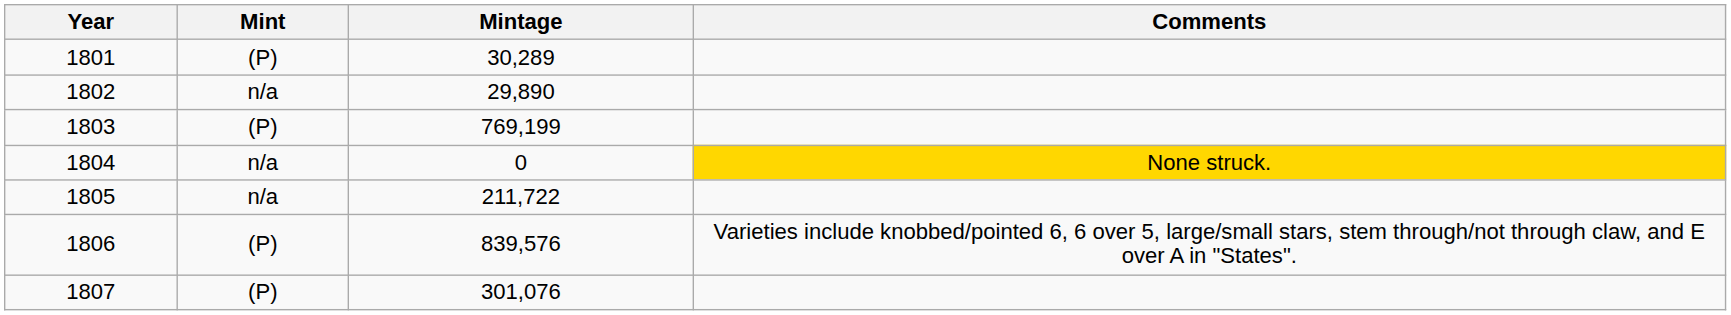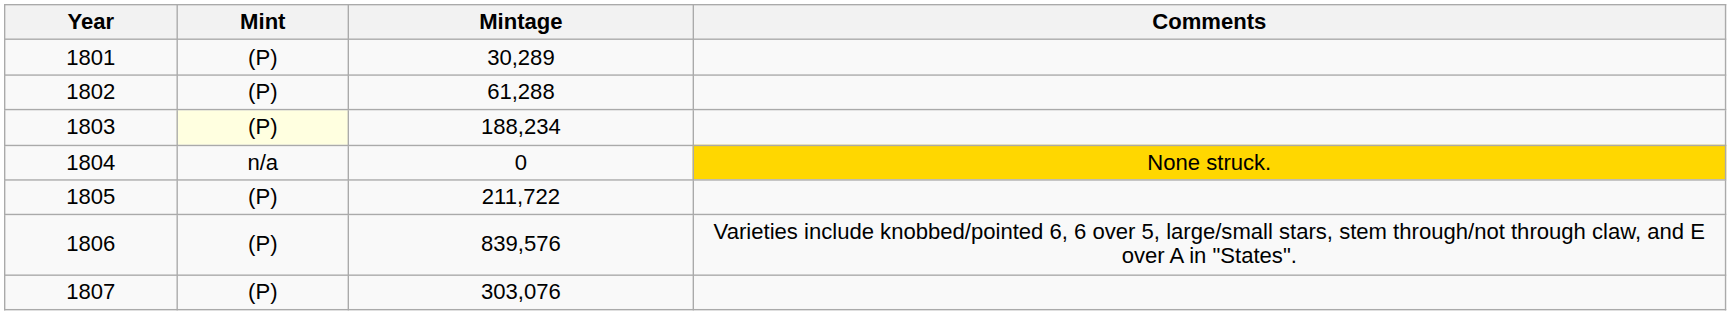(263, 92) n/a -> (263, 92) (P)
(521, 92) 29,890 -> (521, 92) 61,288
(263, 127) no background -> (263, 127) lightyellow background
(521, 127) 769,199 -> (521, 127) 188,234
(263, 197) n/a -> (263, 197) (P)
(521, 291) 301,076 -> (521, 291) 303,076
